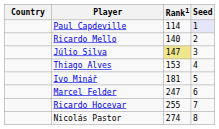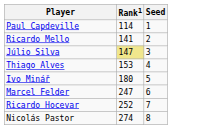- column: (28, 12)
(196, 26) lavender background -> (148, 26) no background
(173, 39) 140 -> (126, 39) 141
(173, 79) 181 -> (126, 79) 180
(173, 105) 255 -> (126, 105) 252
